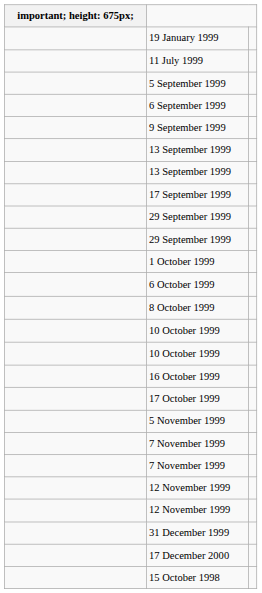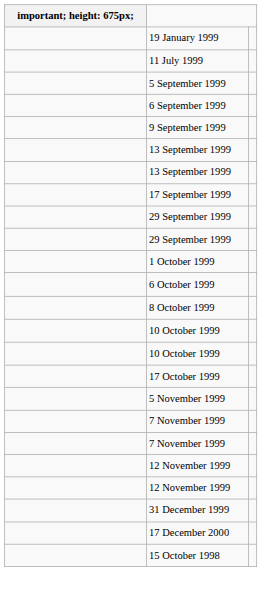- row: (75, 376)
